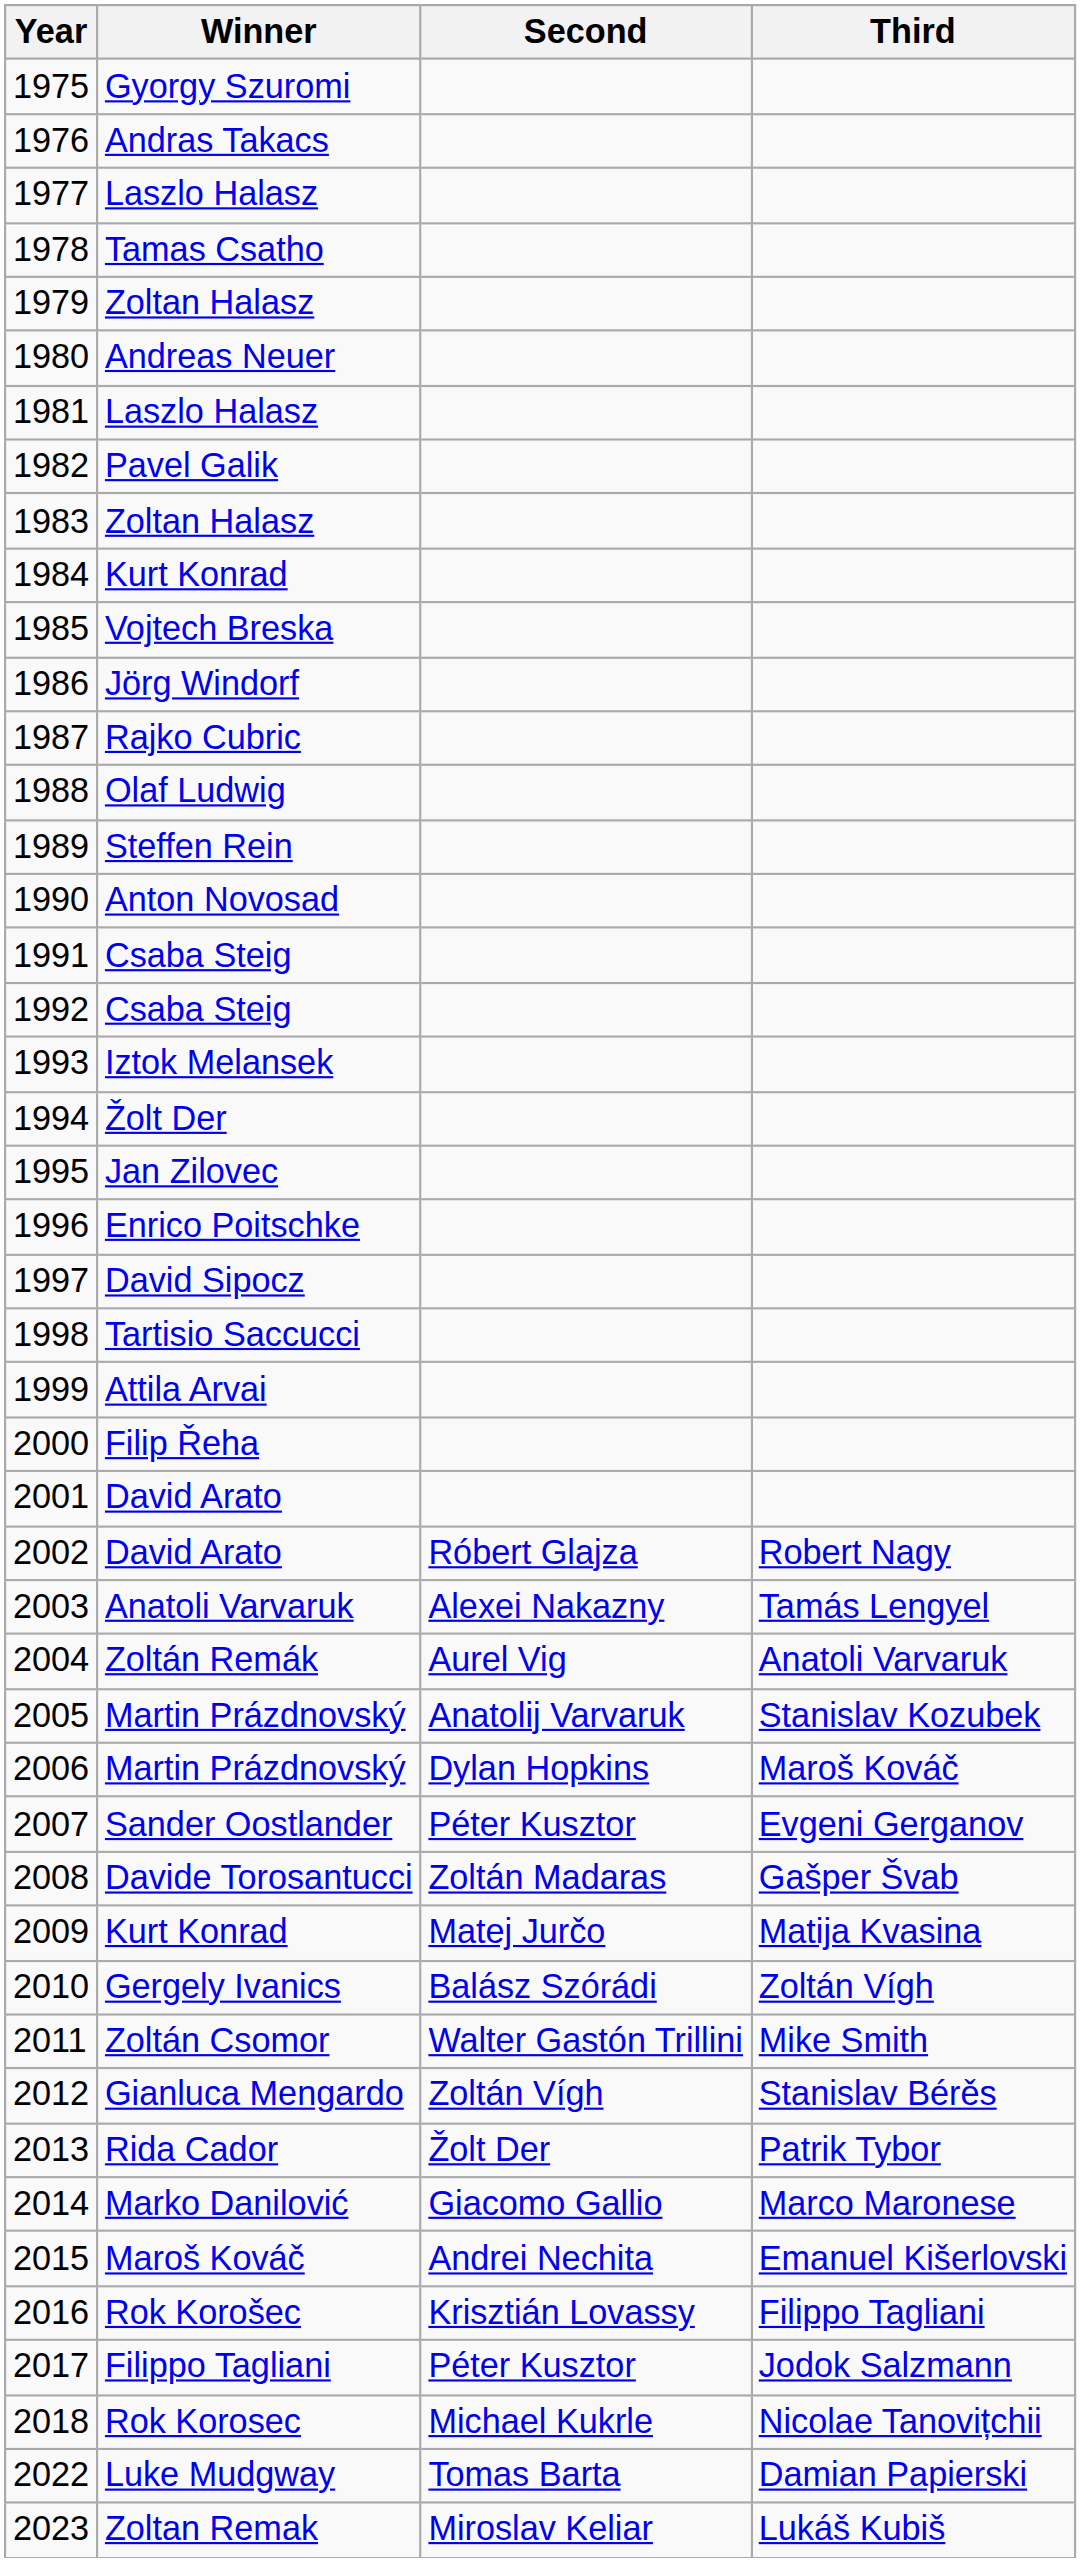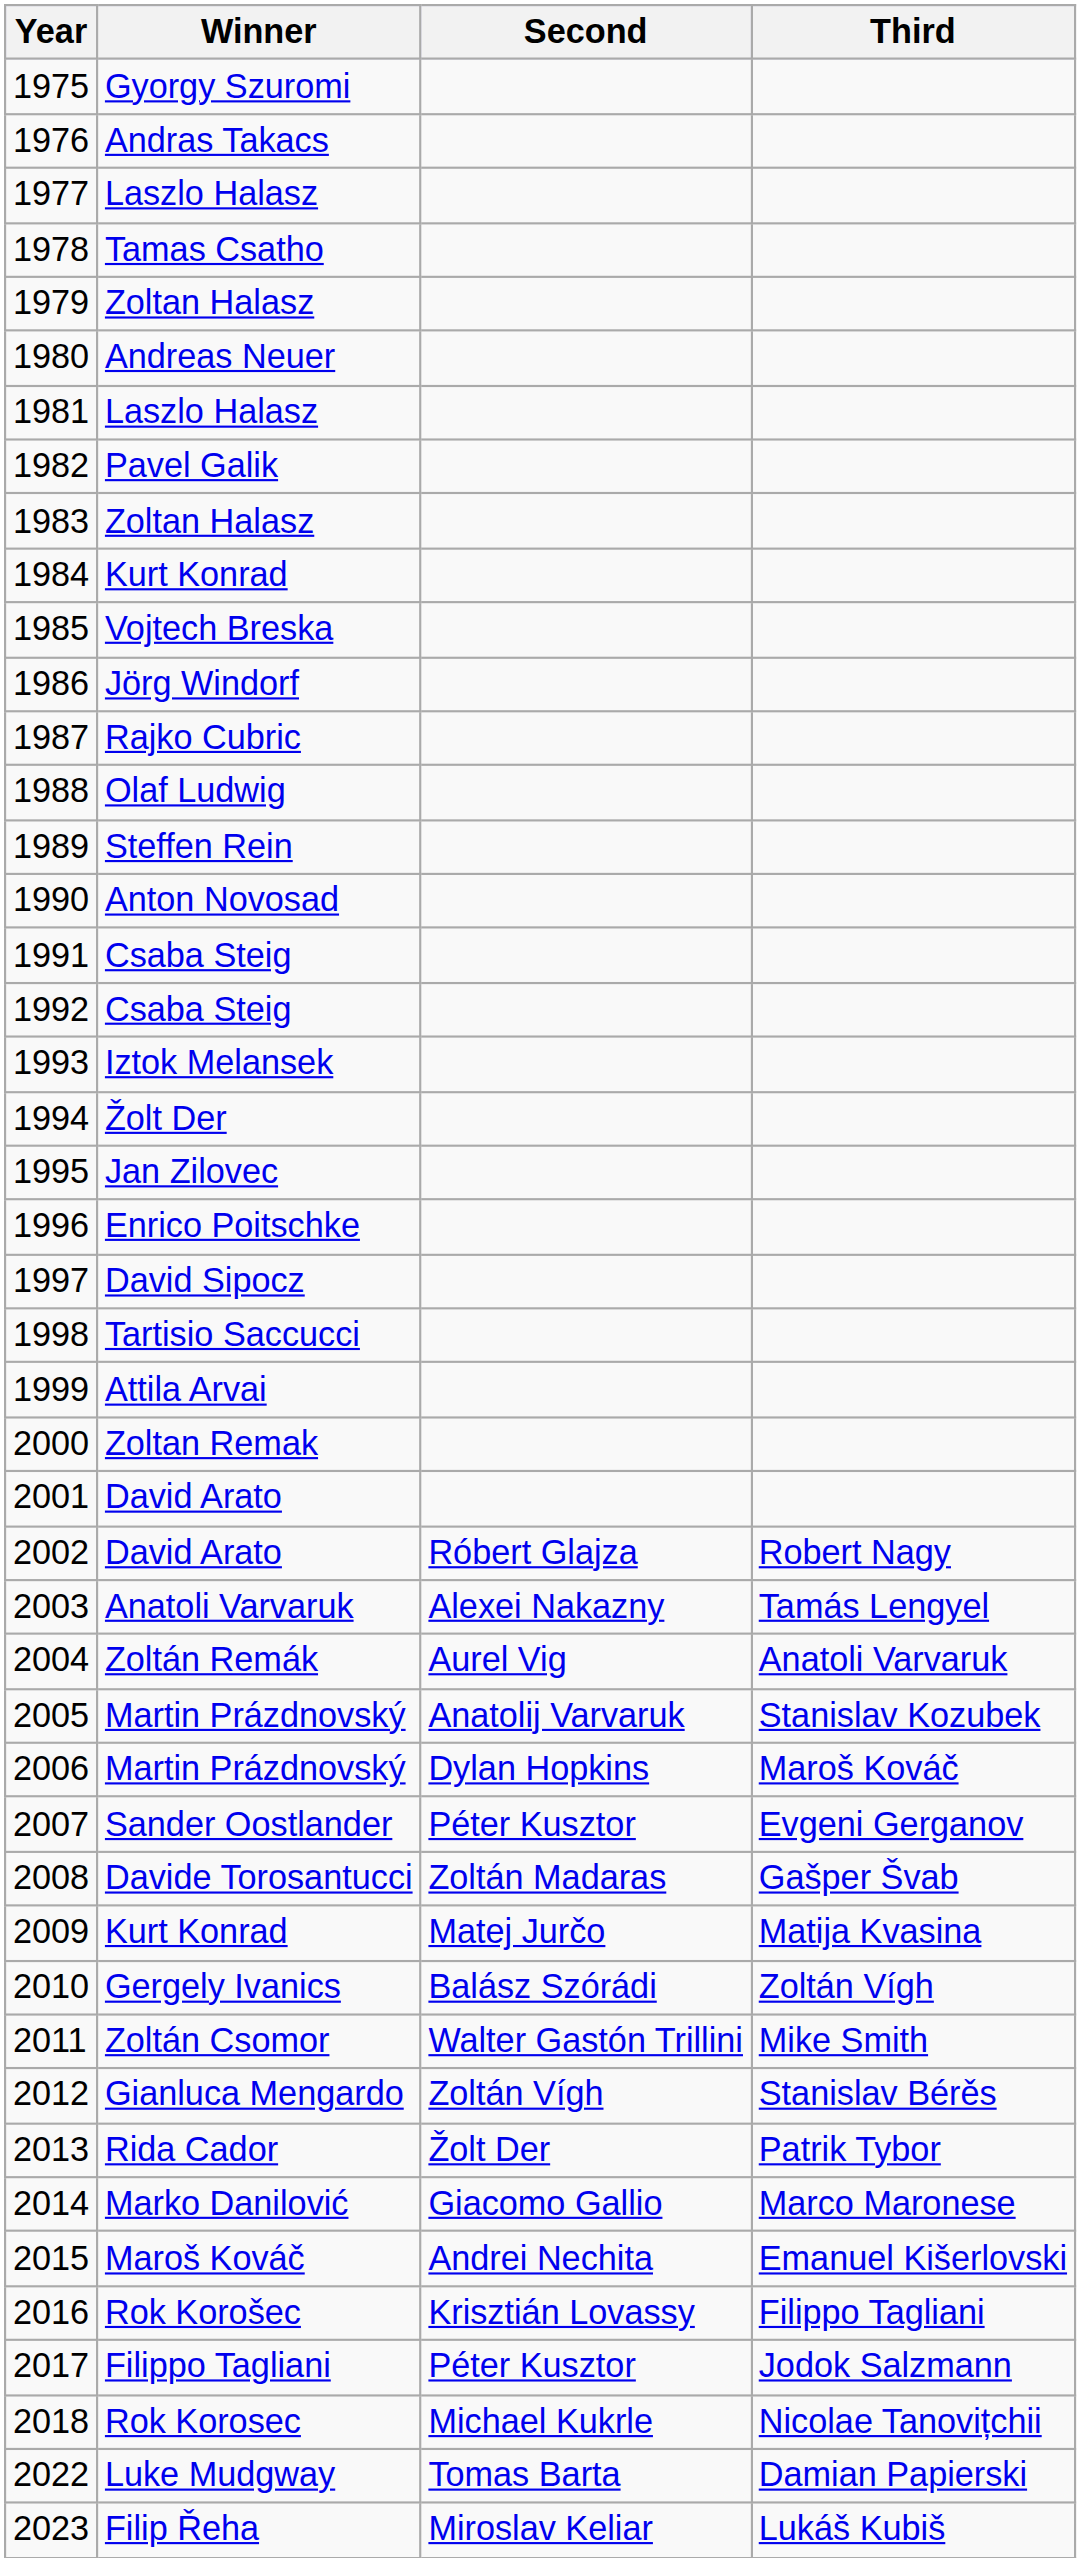(182, 1443) Filip Řeha -> (211, 1443) Zoltan Remak
(211, 2529) Zoltan Remak -> (182, 2529) Filip Řeha
